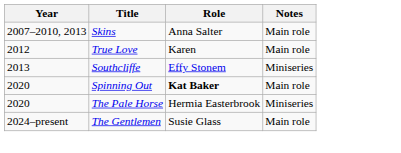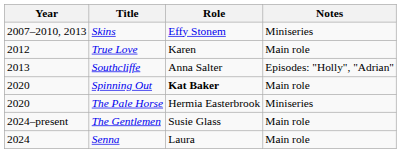(195, 31) Anna Salter -> (197, 31) Effy Stonem
(288, 31) Main role -> (289, 31) Miniseries
(197, 67) Effy Stonem -> (195, 67) Anna Salter
(289, 67) Miniseries -> (330, 67) Episodes: "Holly", "Adrian"
+ row: (106, 139)
